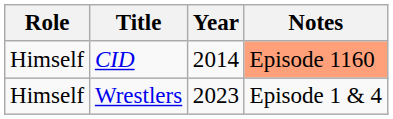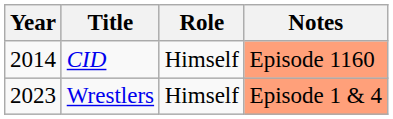columns swapped: (216, 22) <-> (47, 22)
(316, 95) no background -> (316, 95) lightsalmon background
